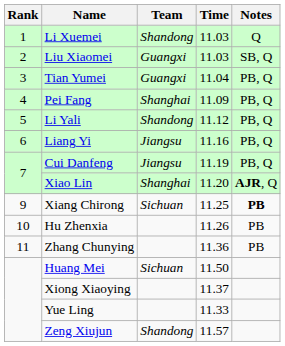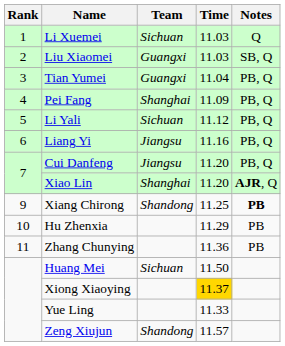(167, 36) Shandong -> (162, 36) Sichuan
(167, 120) Shandong -> (162, 120) Sichuan
(214, 162) 11.19 -> (214, 162) 11.20
(162, 204) Sichuan -> (167, 204) Shandong
(214, 225) 11.26 -> (214, 225) 11.29
(214, 288) no background -> (214, 288) gold background
